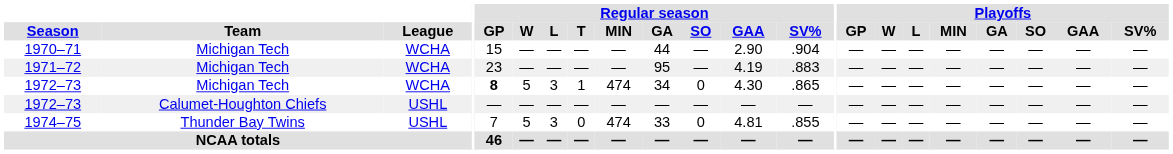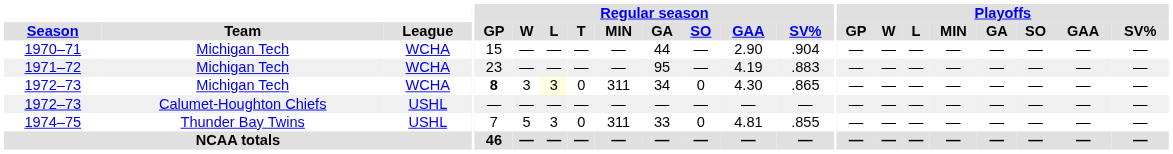(527, 85) 5 -> (527, 85) 3
(554, 85) no background -> (554, 85) lightyellow background
(581, 85) 1 -> (581, 85) 0
(619, 85) 474 -> (619, 85) 311
(619, 122) 474 -> (619, 122) 311
